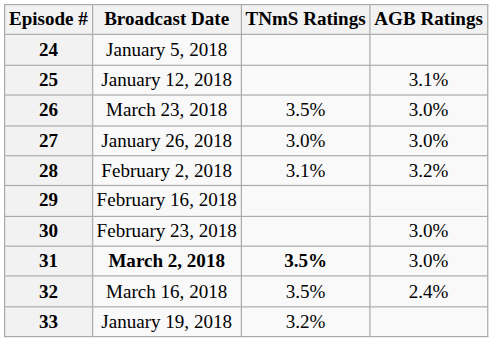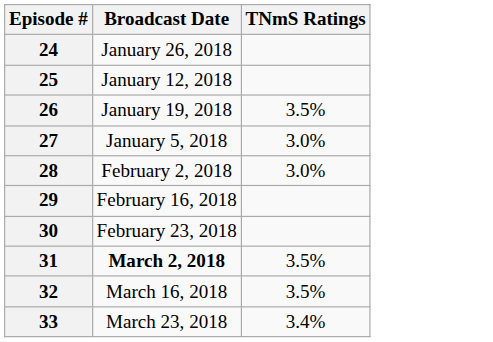- column: (429, 19)
(167, 49) January 5, 2018 -> (167, 49) January 26, 2018
(167, 110) March 23, 2018 -> (167, 110) January 19, 2018
(167, 140) January 26, 2018 -> (167, 140) January 5, 2018
(306, 170) 3.1% -> (306, 170) 3.0%
(306, 261) bold -> (306, 261) normal
(167, 321) January 19, 2018 -> (167, 321) March 23, 2018
(306, 321) 3.2% -> (306, 321) 3.4%
